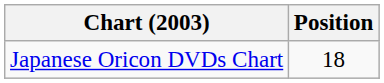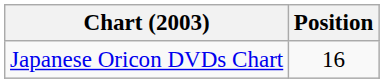(334, 59) 18 -> (334, 59) 16
